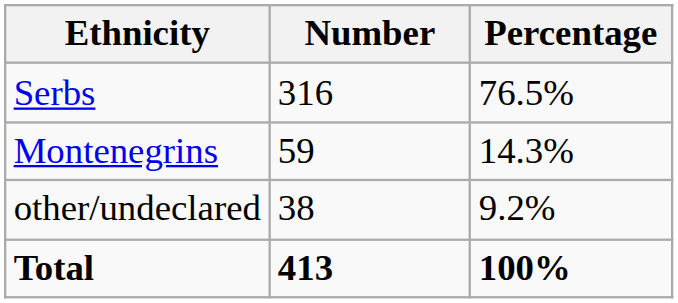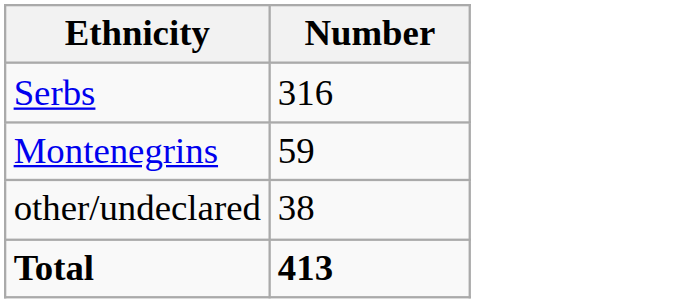- column: (571, 33)
